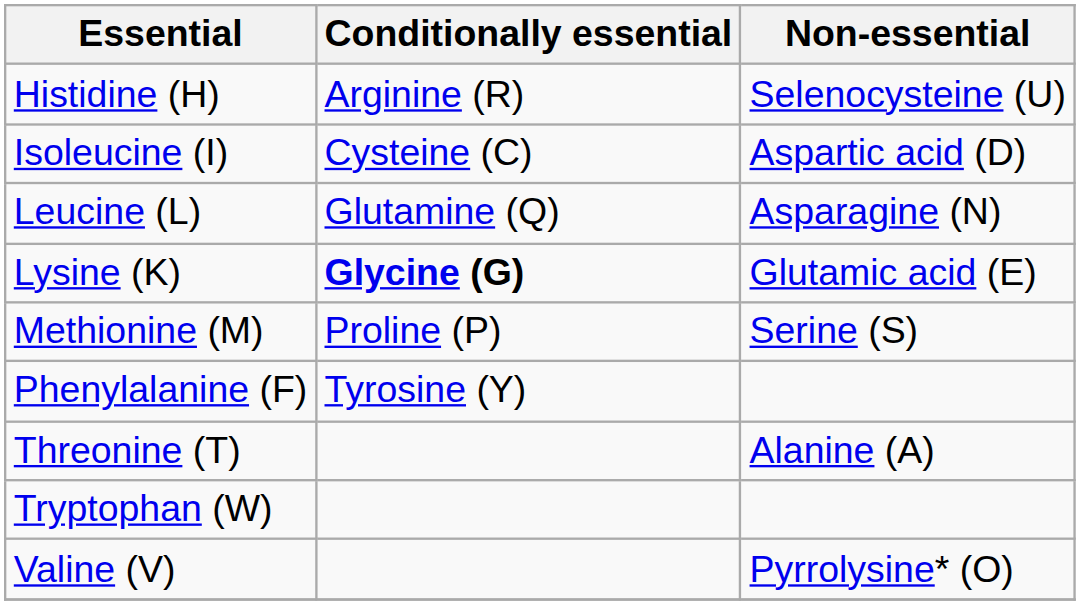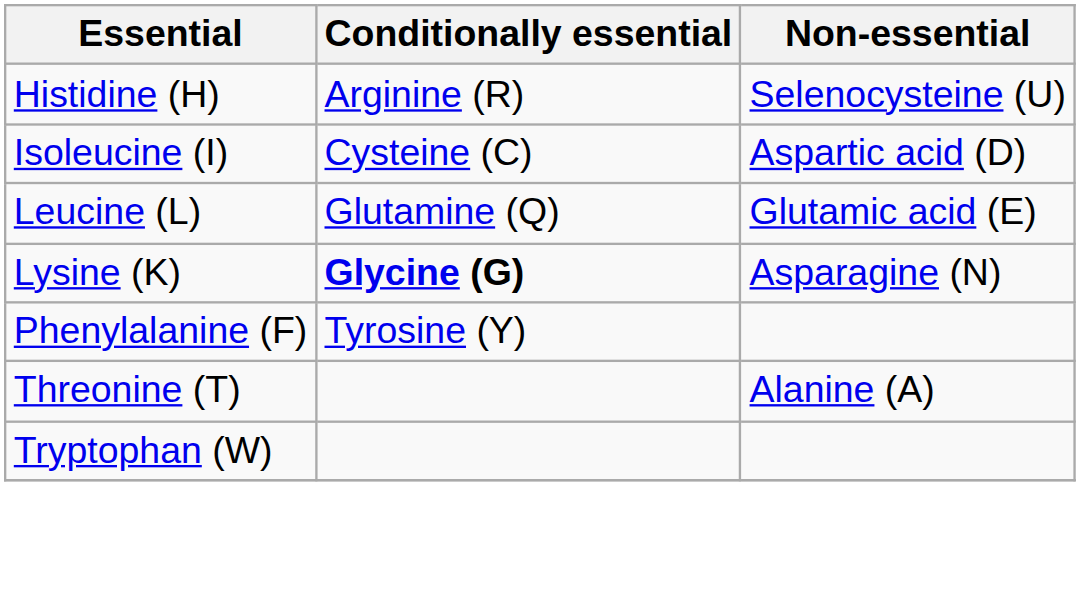(875, 212) Asparagine (N) -> (893, 212) Glutamic acid (E)
(893, 271) Glutamic acid (E) -> (875, 271) Asparagine (N)
- row: (139, 331)
- row: (95, 568)
